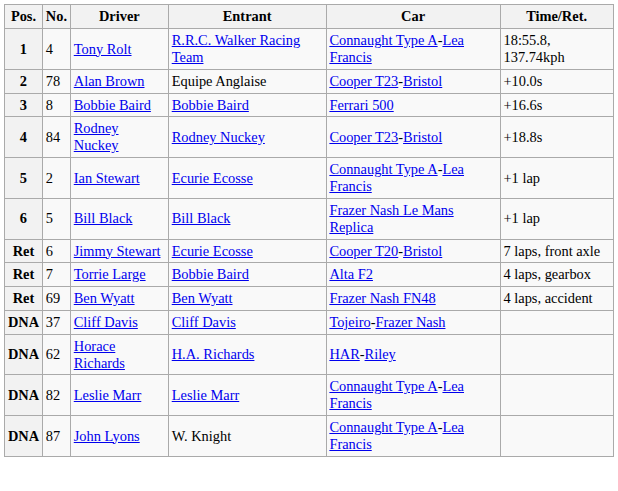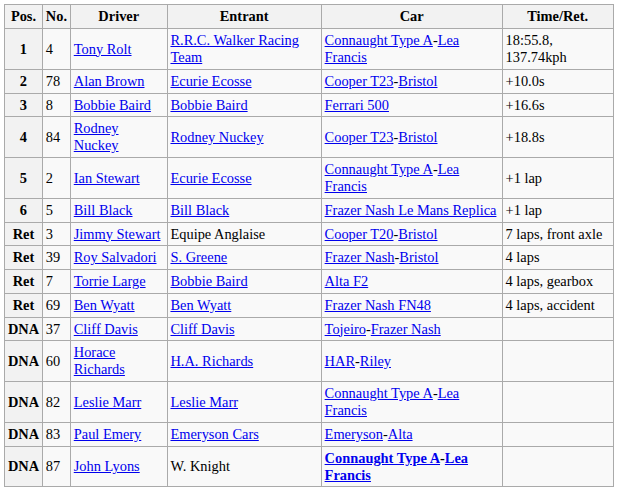(219, 81) Equipe Anglaise -> (211, 81) Ecurie Ecosse
(49, 251) 6 -> (49, 234) 3
(212, 251) Ecurie Ecosse -> (218, 234) Equipe Anglaise
+ row: (115, 257)
(53, 354) 62 -> (53, 361) 60
+ row: (108, 434)
(397, 436) normal -> (396, 466) bold
